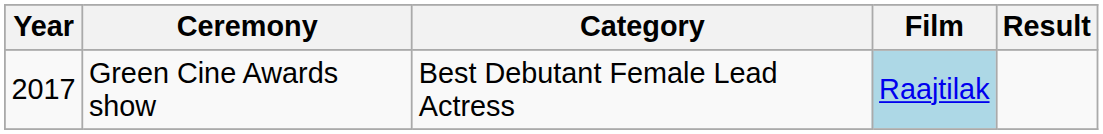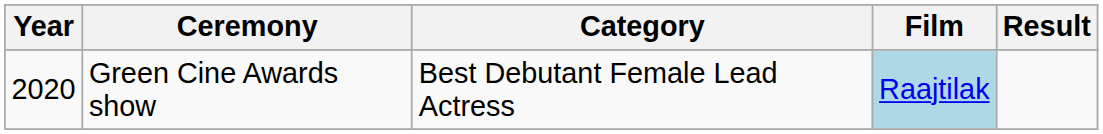(44, 89) 2017 -> (44, 89) 2020
